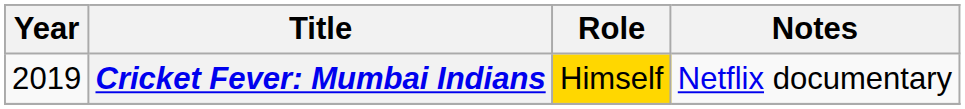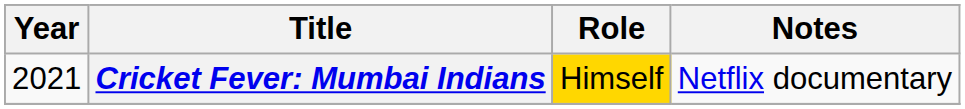(47, 78) 2019 -> (47, 78) 2021
